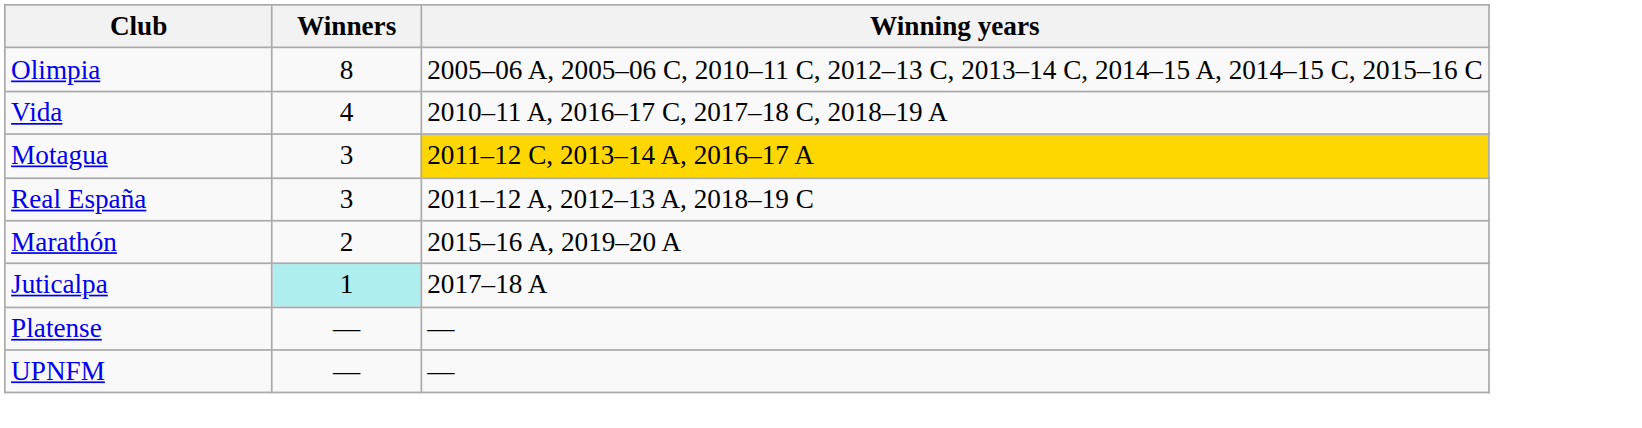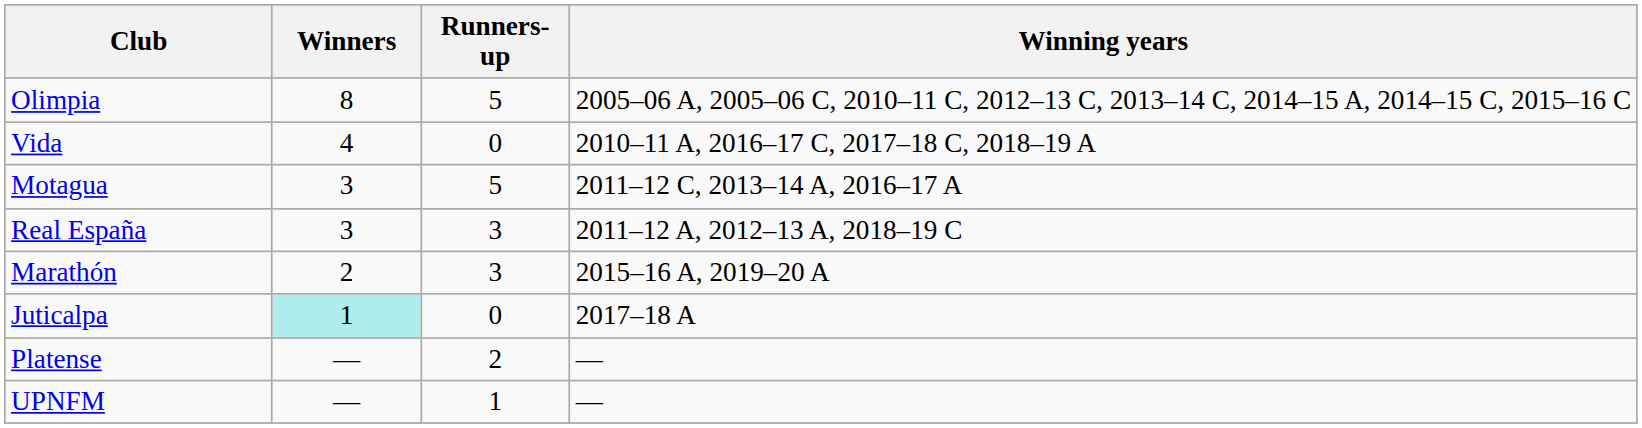+ column: (495, 41)
(621, 155) gold background -> (769, 186) no background
